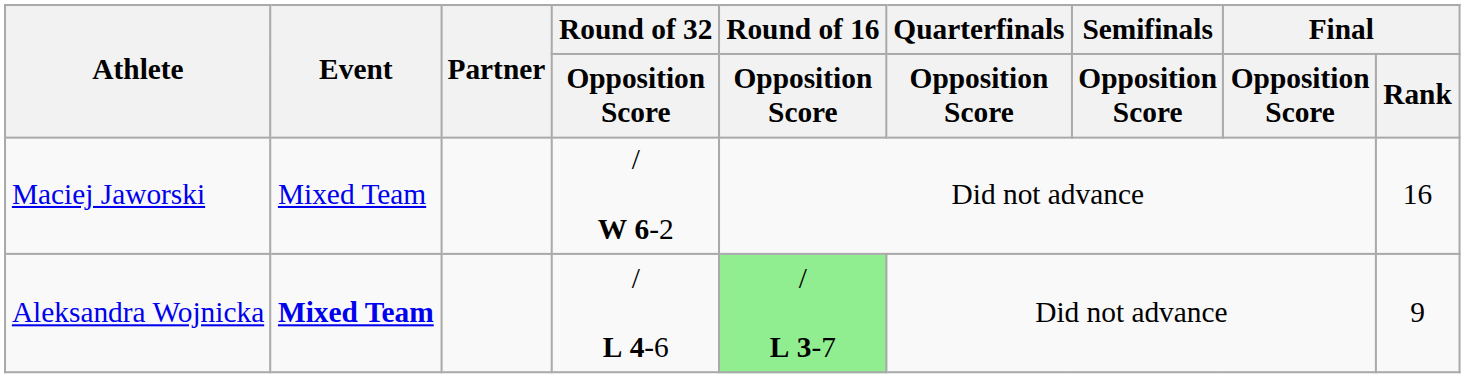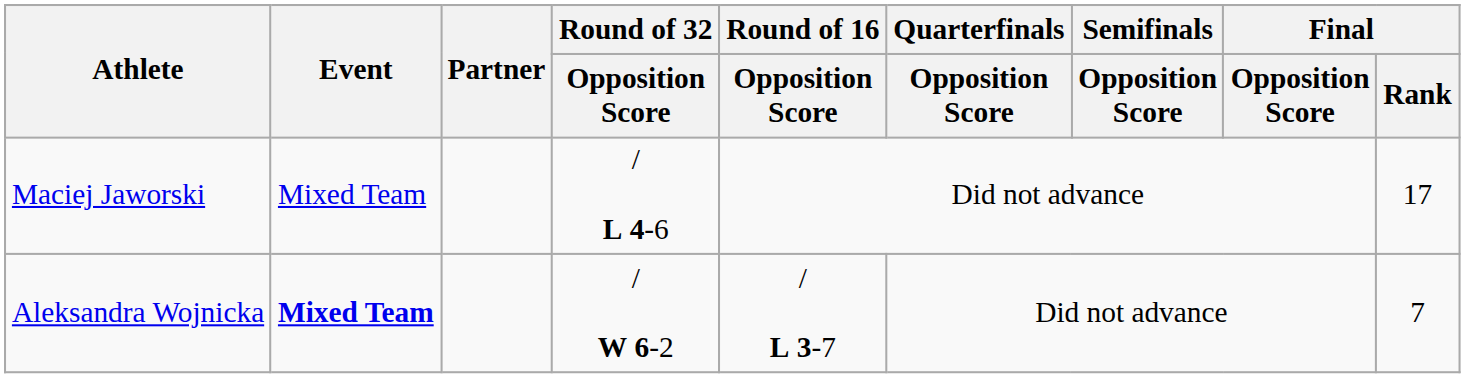(636, 195) / W 6-2 -> (636, 195) / L 4-6
(1418, 195) 16 -> (1418, 195) 17
(636, 313) / L 4-6 -> (636, 313) / W 6-2
(803, 313) lightgreen background -> (803, 313) no background
(1418, 313) 9 -> (1418, 313) 7
